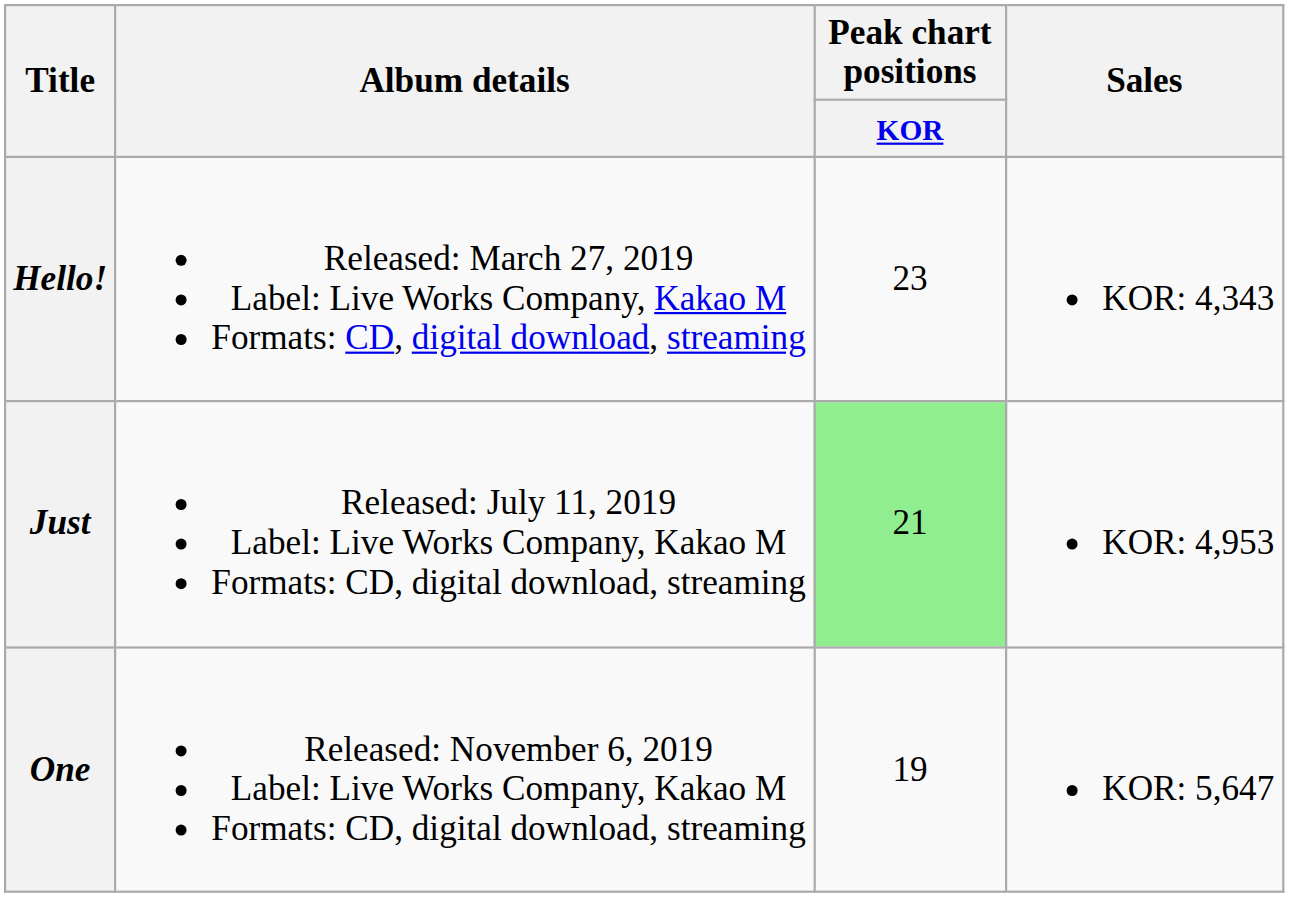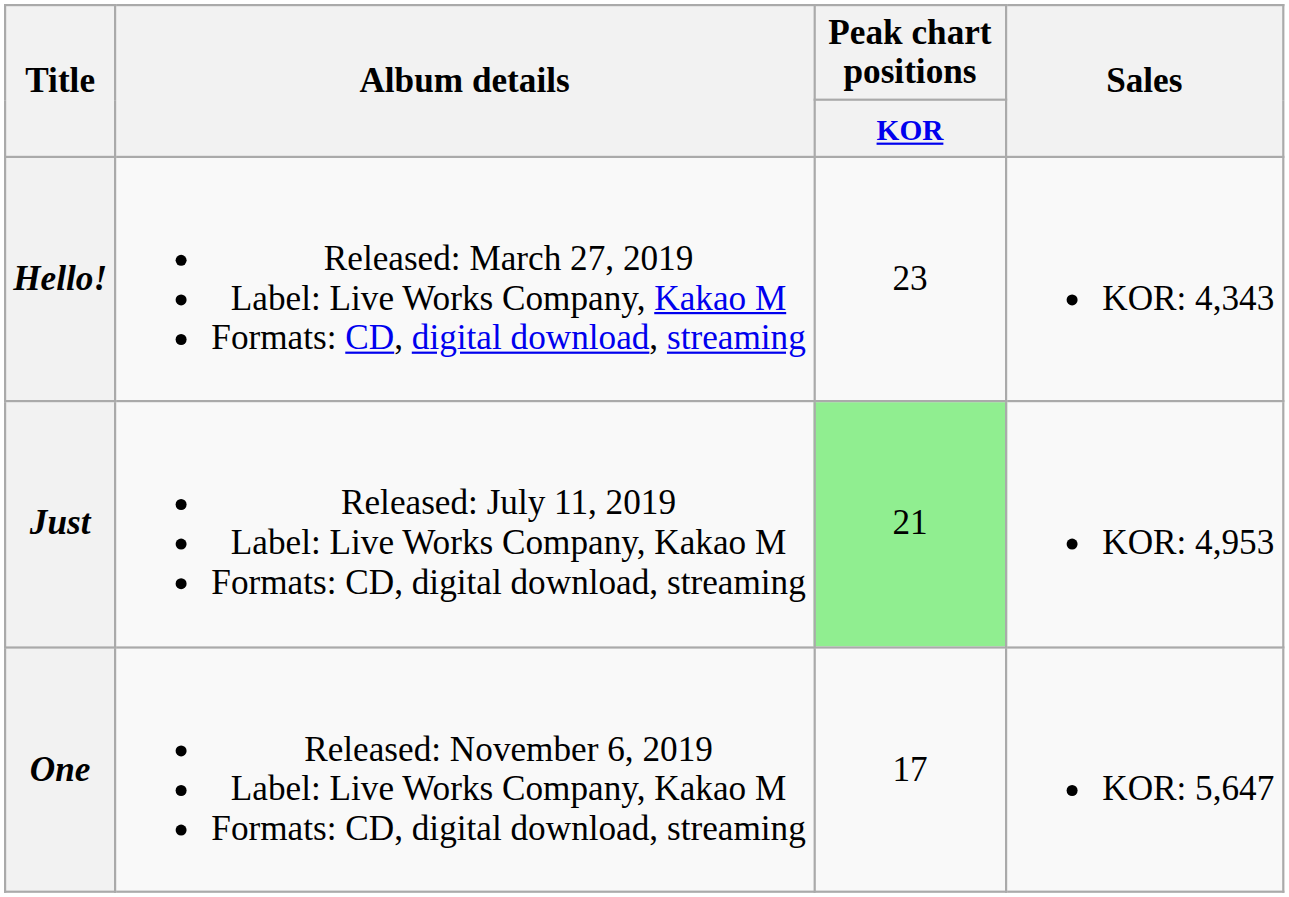(910, 768) 19 -> (910, 768) 17
